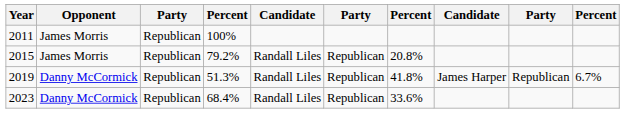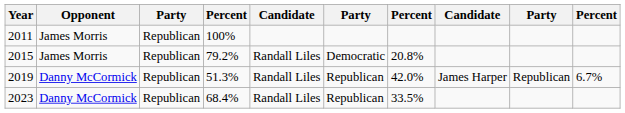(356, 56) Republican -> (356, 56) Democratic
(407, 77) 41.8% -> (407, 77) 42.0%
(407, 98) 33.6% -> (407, 98) 33.5%
